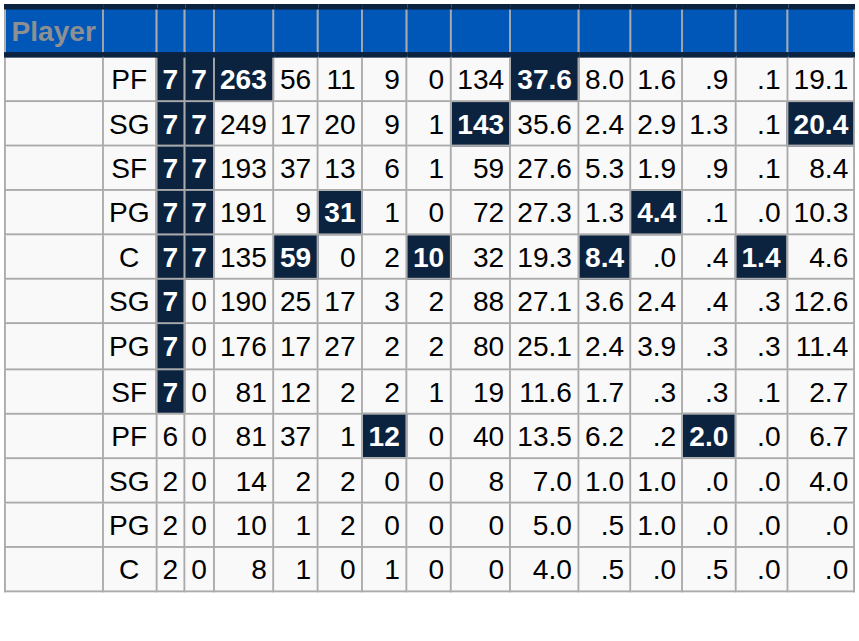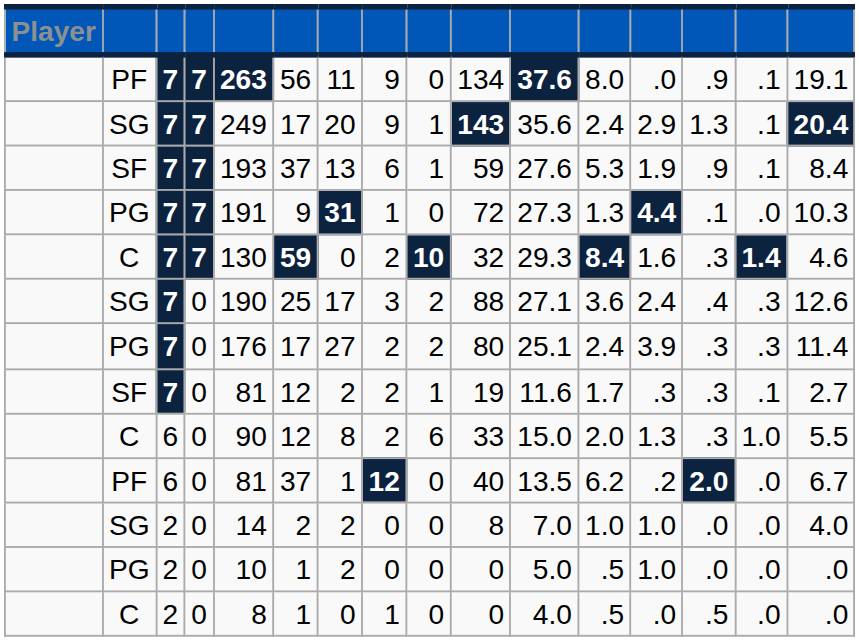(657, 79) 1.6 -> (665, 79) .0
(243, 257) 135 -> (243, 257) 130
(545, 257) 19.3 -> (545, 257) 29.3
(665, 257) .0 -> (657, 257) 1.6
(717, 257) .4 -> (717, 257) .3
+ row: (129, 435)
